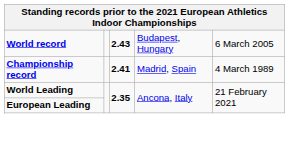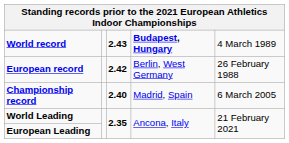(159, 43) normal -> (156, 43) bold
(244, 43) 6 March 2005 -> (247, 43) 4 March 1989
+ row: (45, 69)
(121, 69) 2.41 -> (118, 95) 2.40
(244, 69) 4 March 1989 -> (247, 95) 6 March 2005
